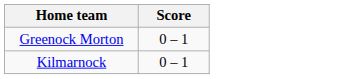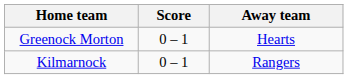+ column: (276, 16)
